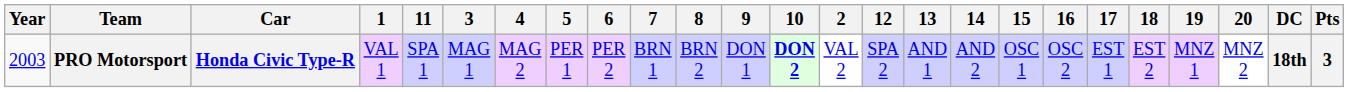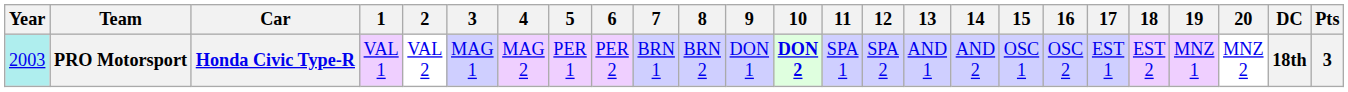columns swapped: (841, 19) <-> (423, 19)
(27, 59) no background -> (27, 59) paleturquoise background
